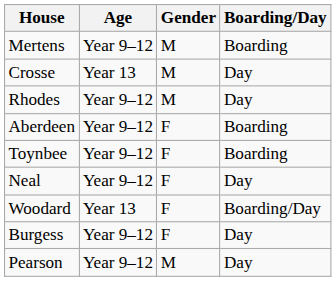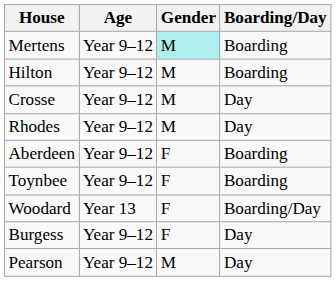(168, 45) no background -> (168, 45) paleturquoise background
+ row: (30, 72)
(109, 72) Year 13 -> (118, 99) Year 9–12
- row: (25, 180)
